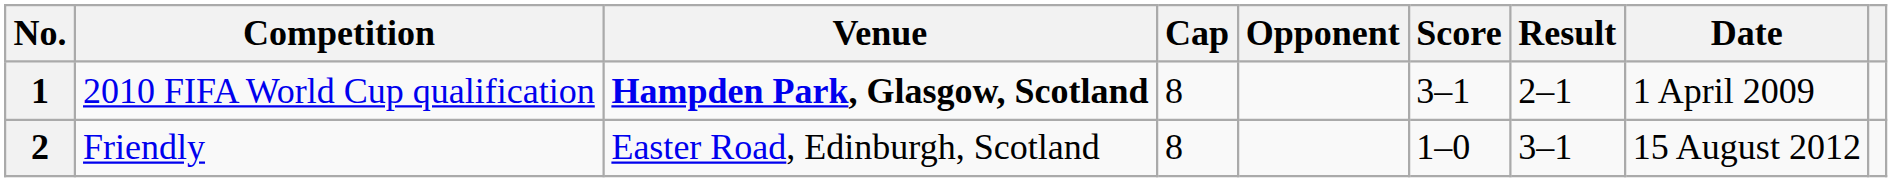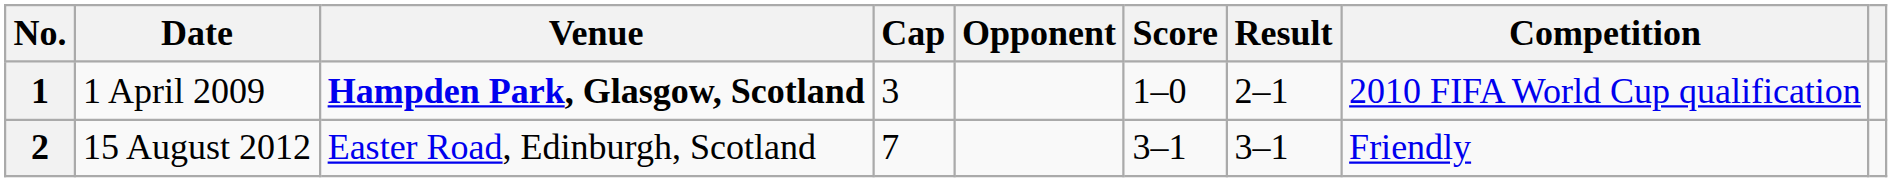columns swapped: (1747, 33) <-> (339, 33)
(1174, 90) 8 -> (890, 90) 3
(1443, 90) 3–1 -> (1160, 90) 1–0
(1174, 147) 8 -> (890, 147) 7
(1443, 147) 1–0 -> (1160, 147) 3–1
